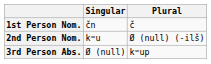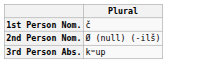- column: (105, 11)
